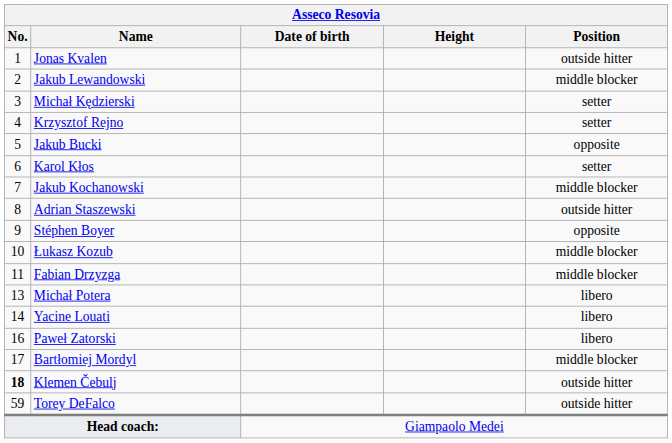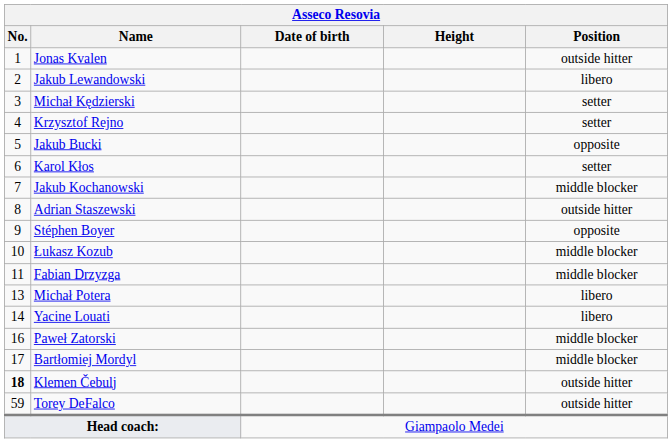(597, 79) middle blocker -> (597, 79) libero
(597, 338) libero -> (597, 338) middle blocker
